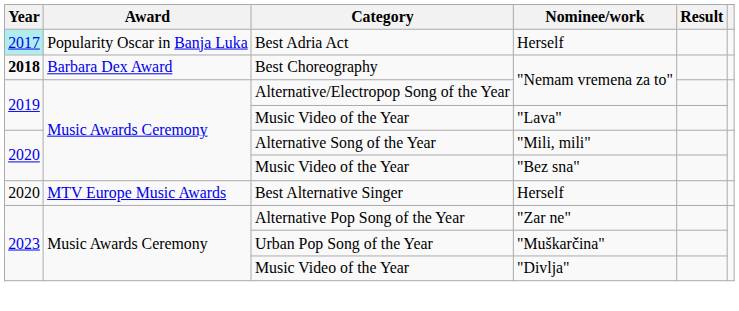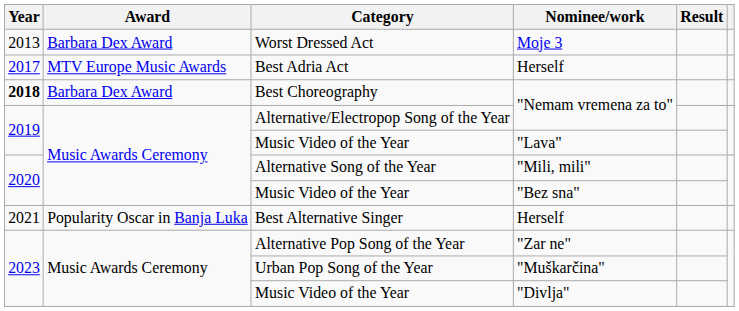+ row: (314, 42)
(24, 42) paleturquoise background -> (24, 67) no background
(147, 42) Popularity Oscar in Banja Luka -> (137, 67) MTV Europe Music Awards
(24, 192) 2020 -> (24, 218) 2021
(137, 192) MTV Europe Music Awards -> (147, 218) Popularity Oscar in Banja Luka
